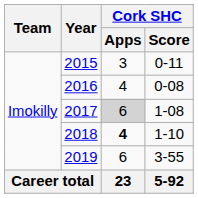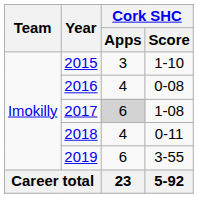(169, 63) 0-11 -> (169, 63) 1-10
(123, 134) bold -> (123, 134) normal
(169, 134) 1-10 -> (169, 134) 0-11
